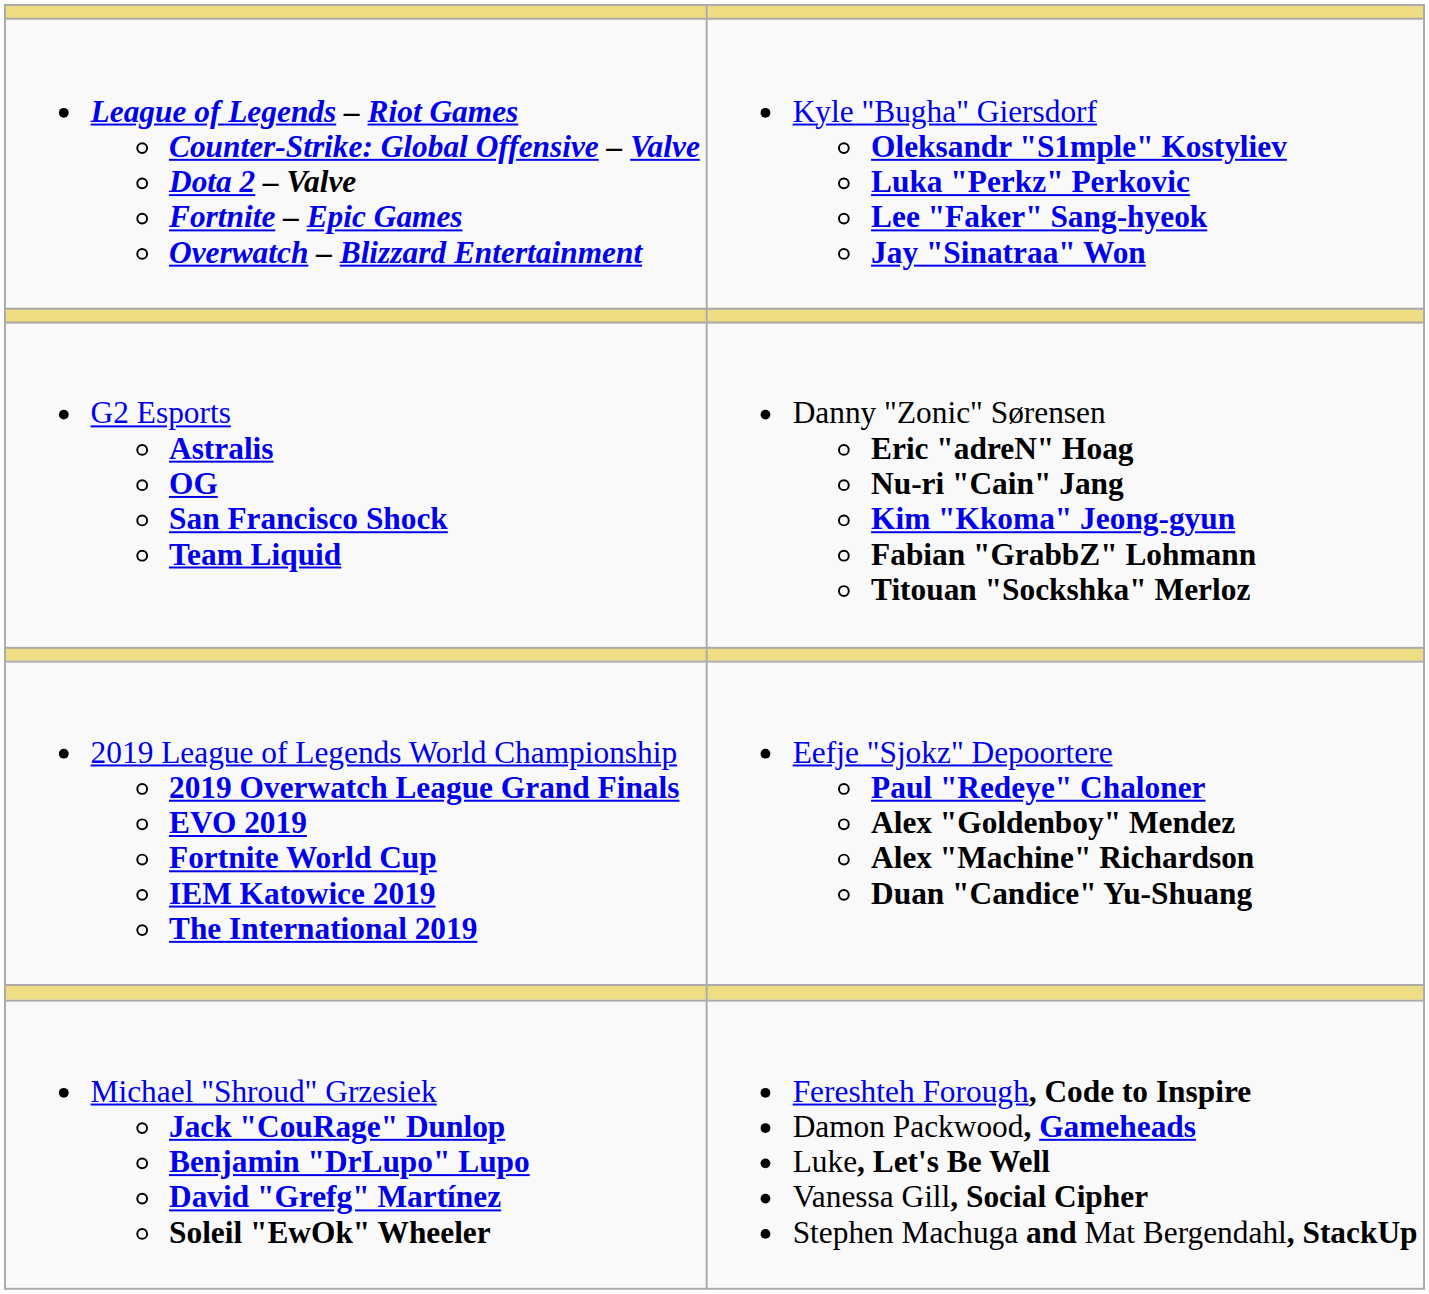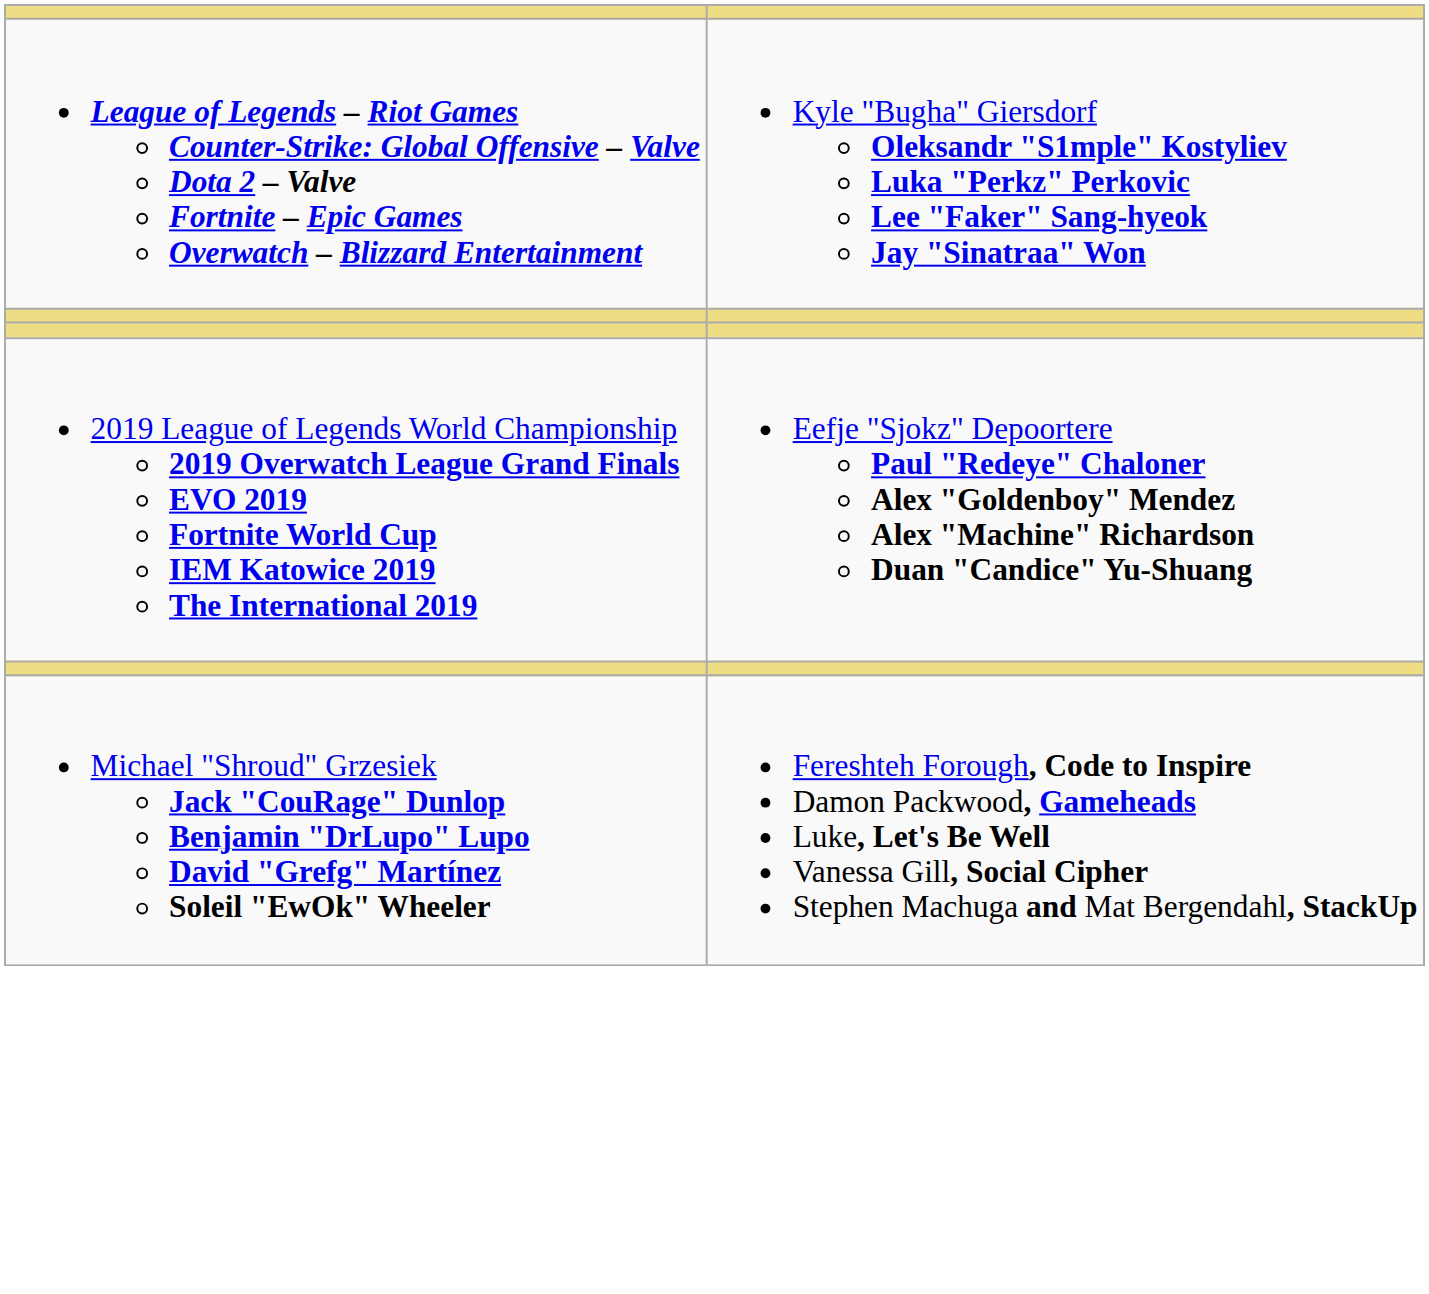- row: (356, 485)
